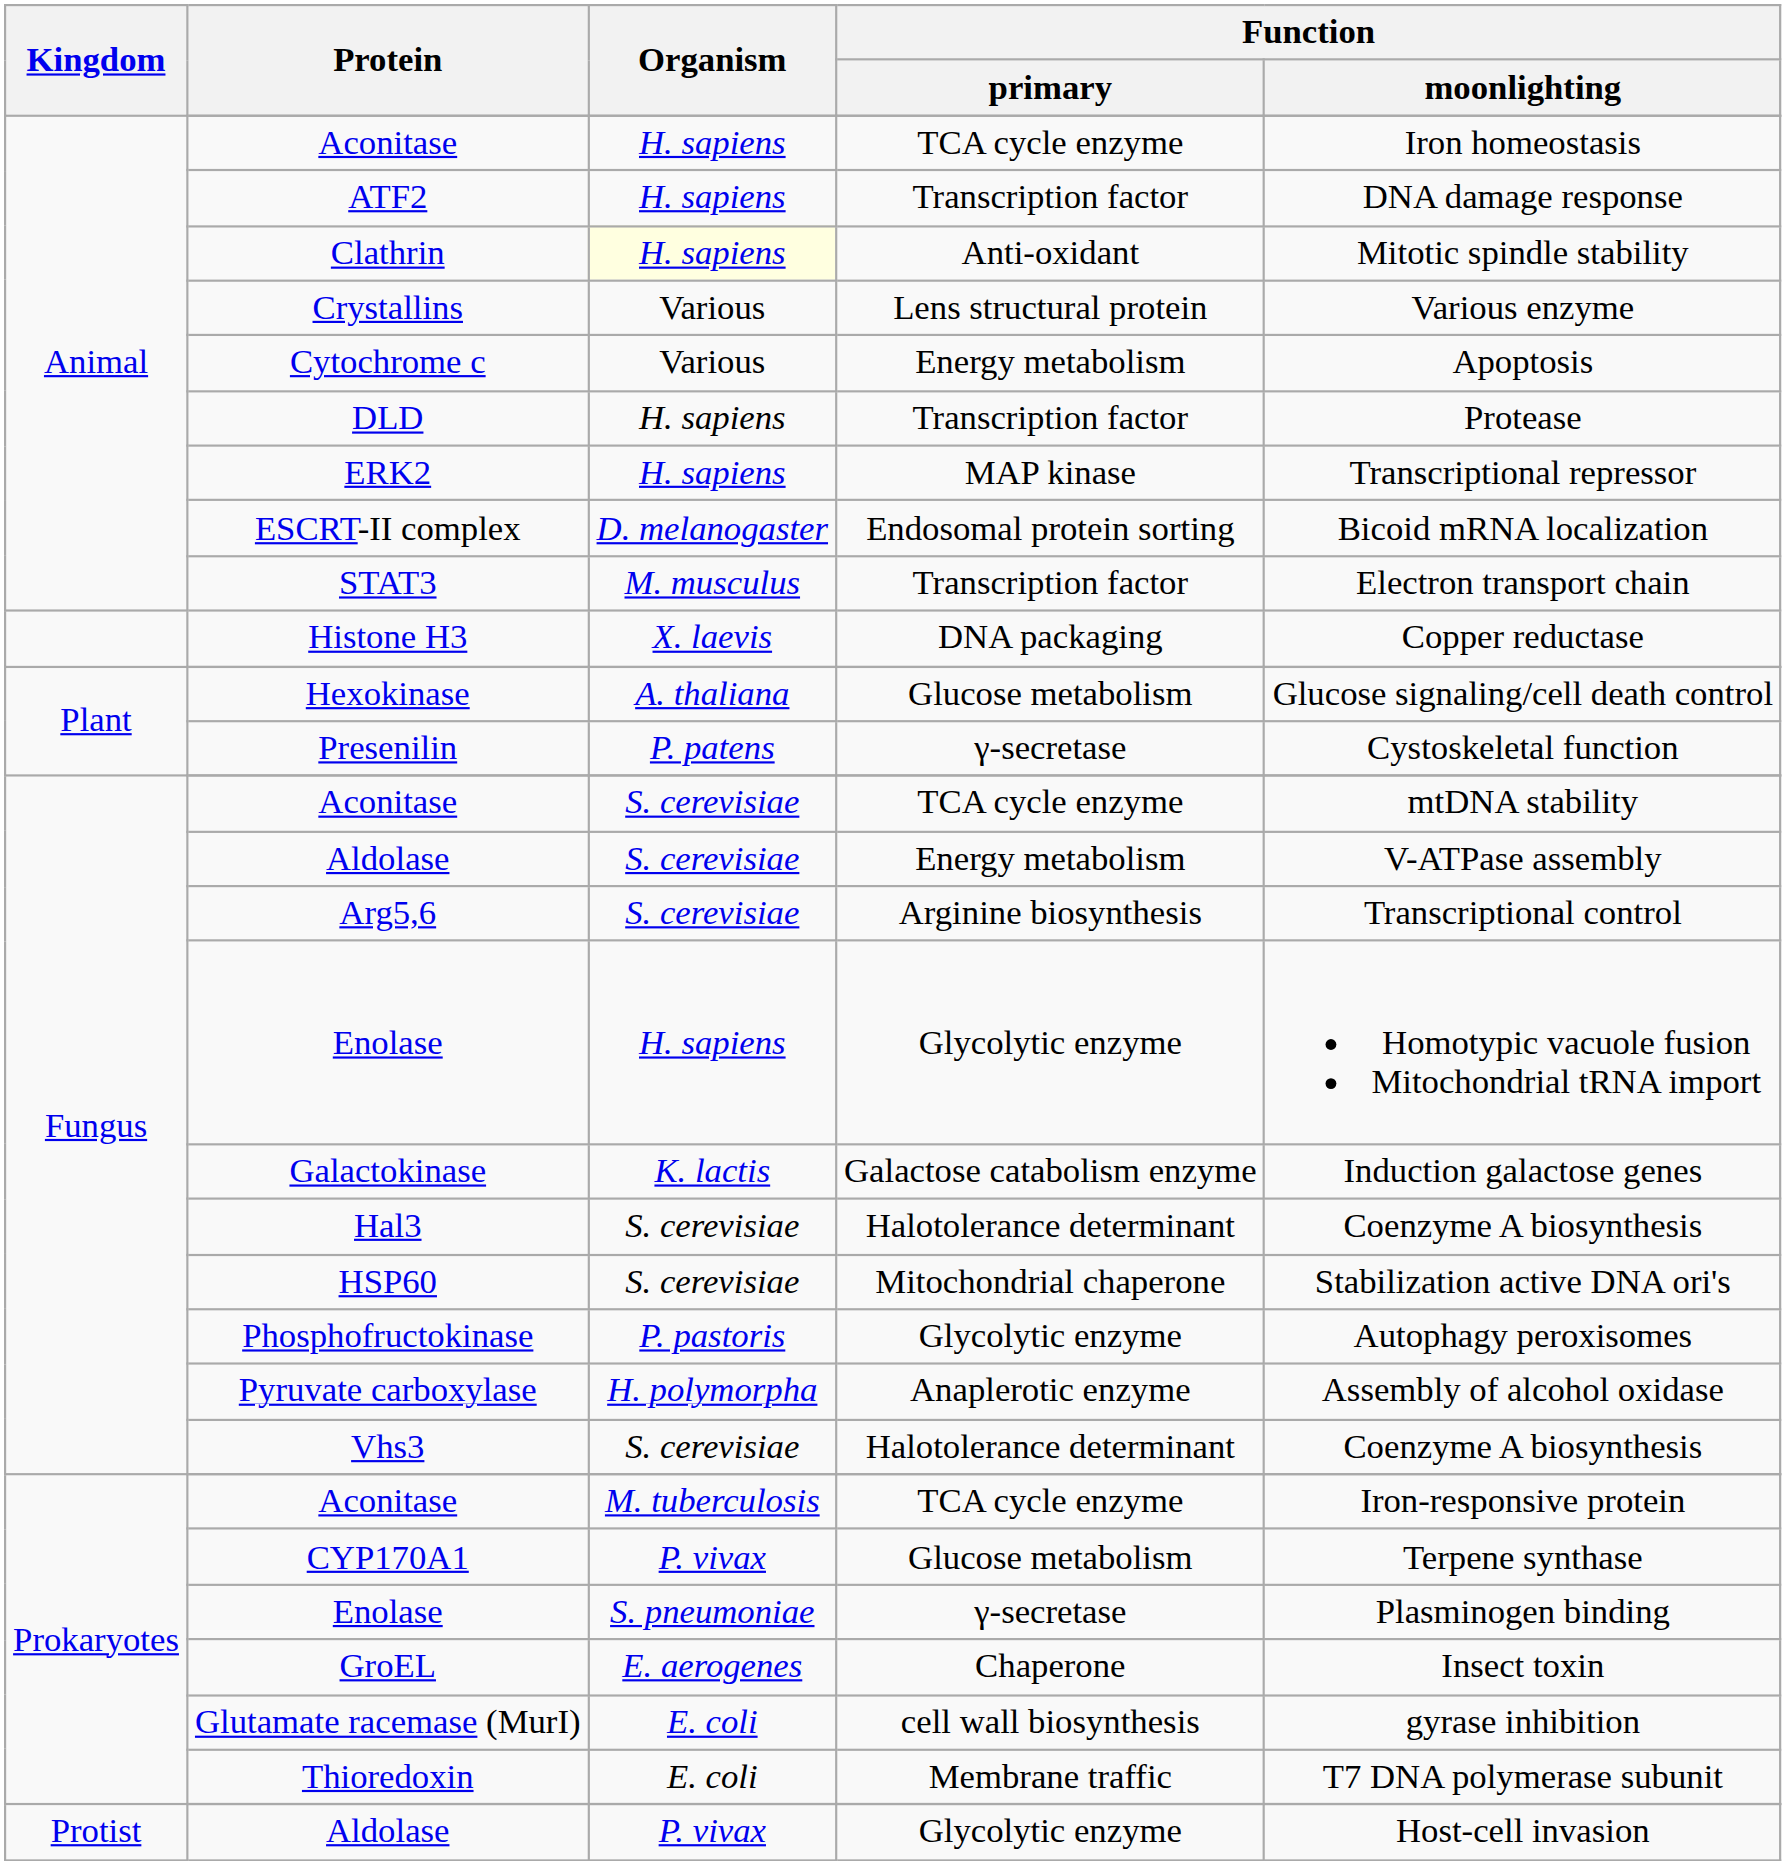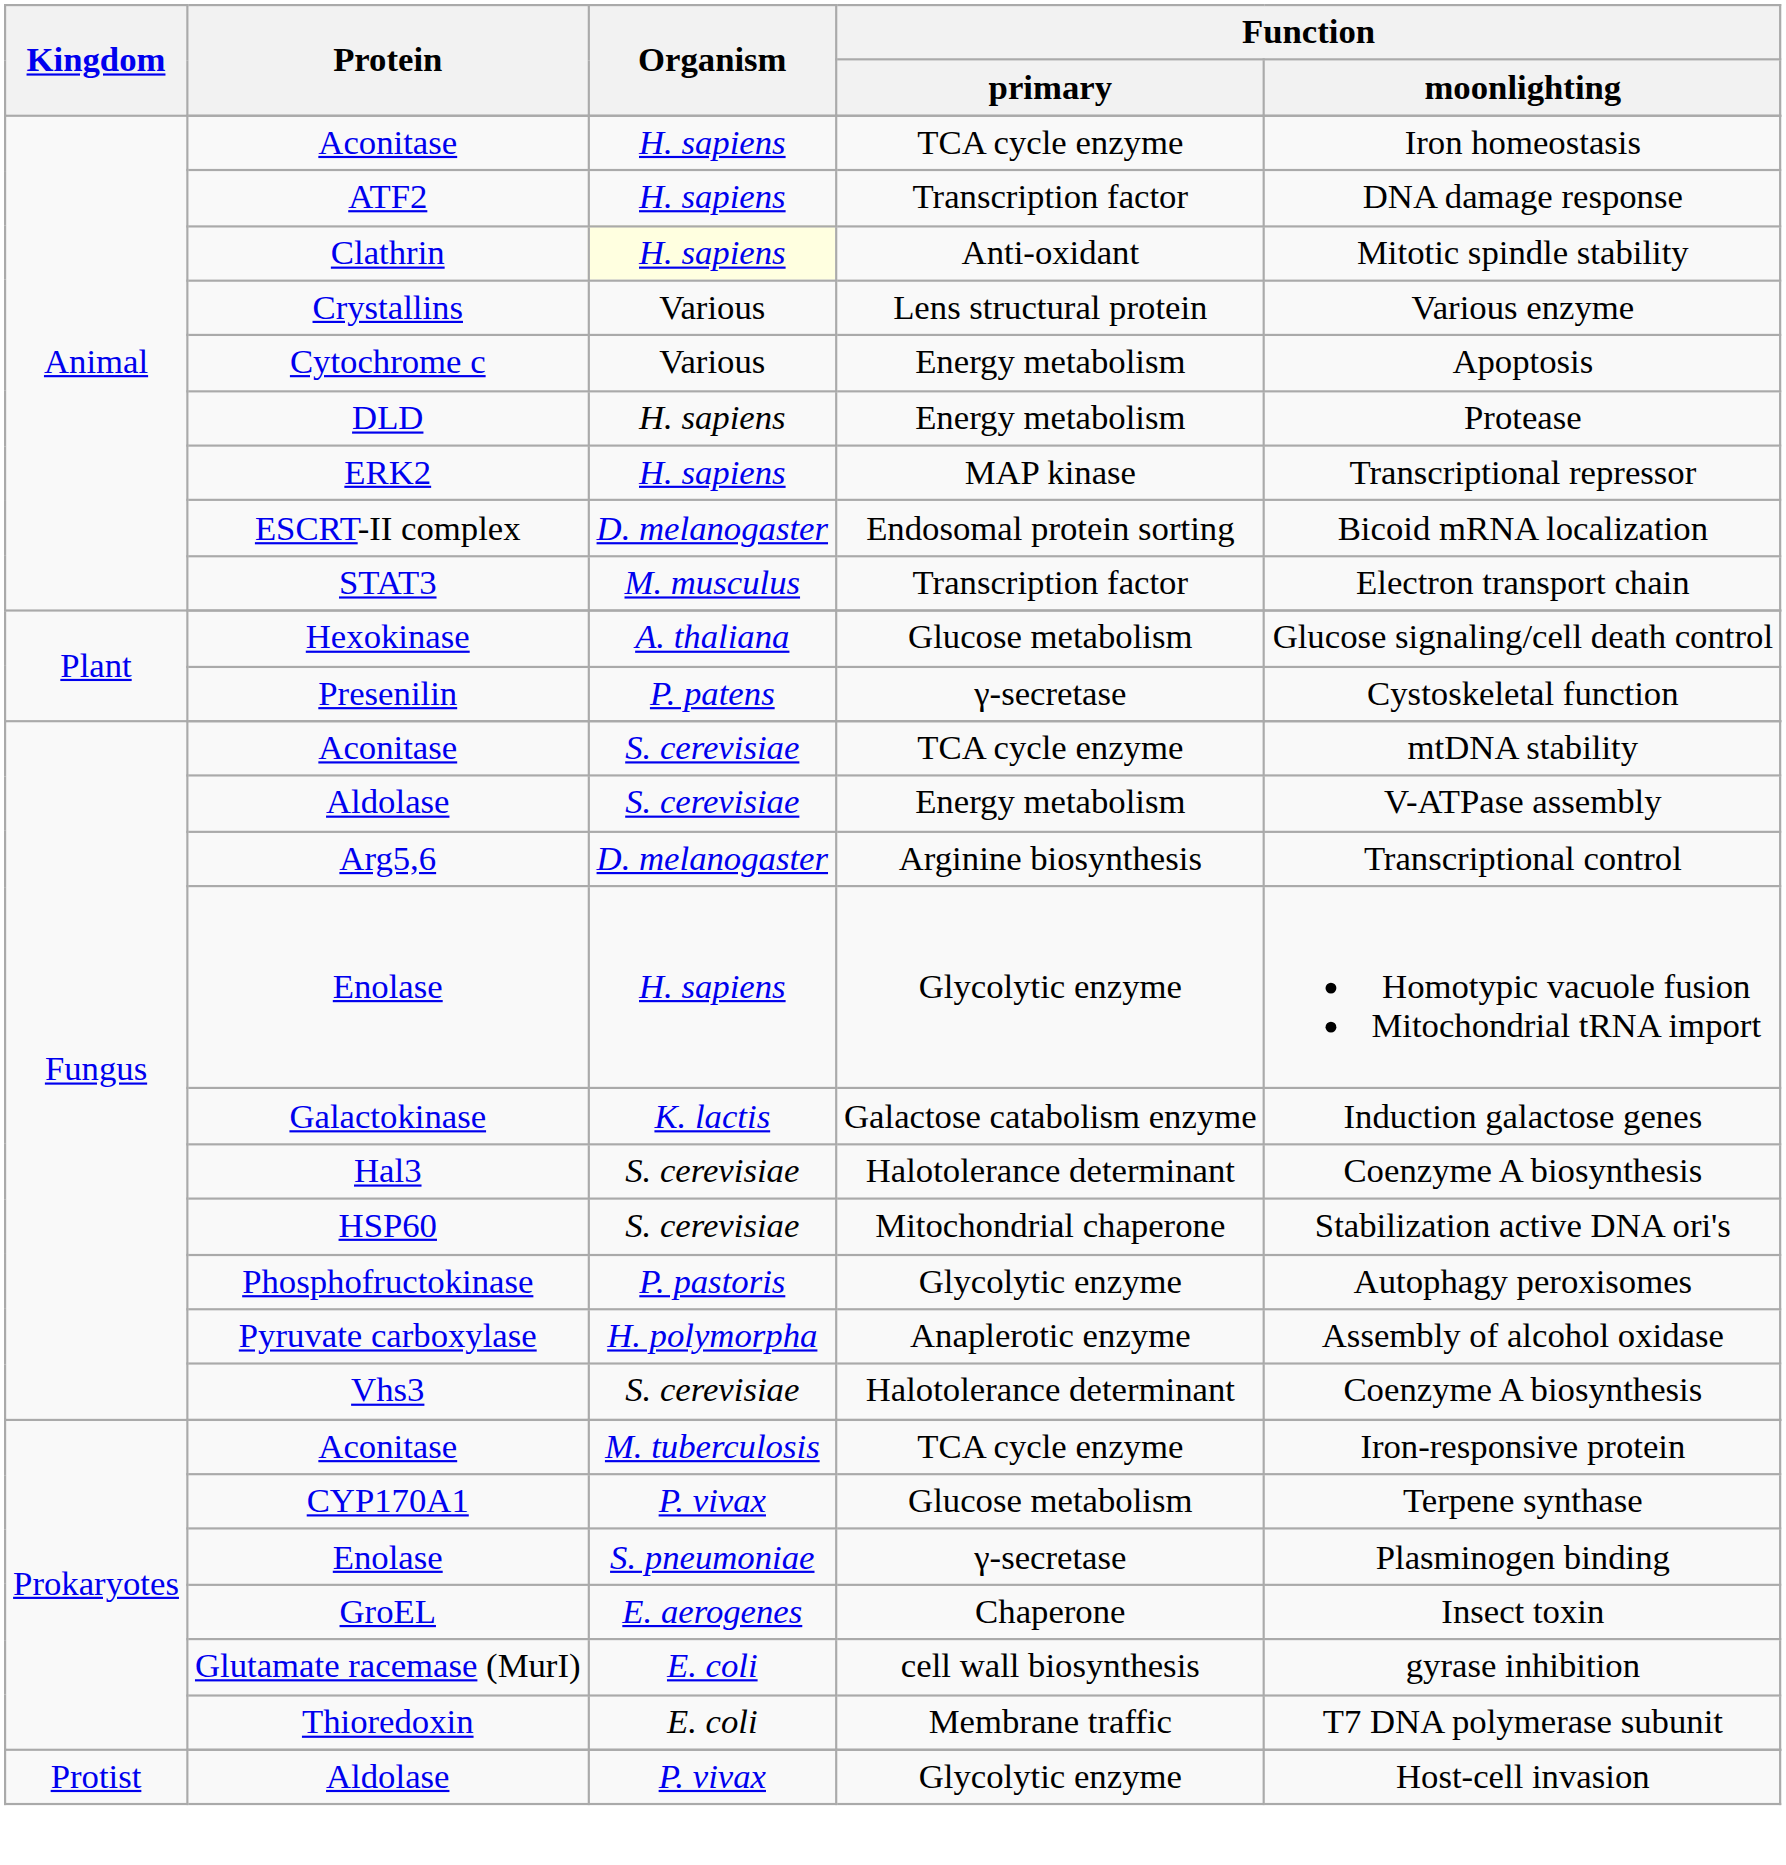(1050, 417) Transcription factor -> (1050, 417) Energy metabolism
- row: (96, 638)
(712, 913) S. cerevisiae -> (712, 857) D. melanogaster
